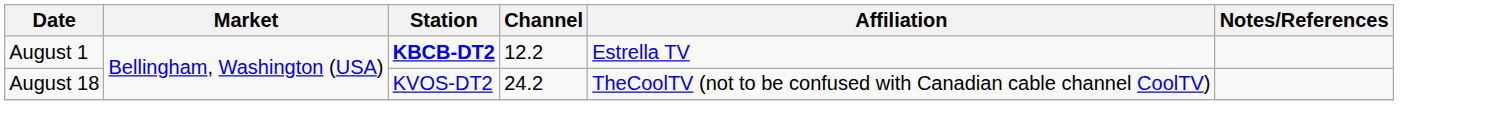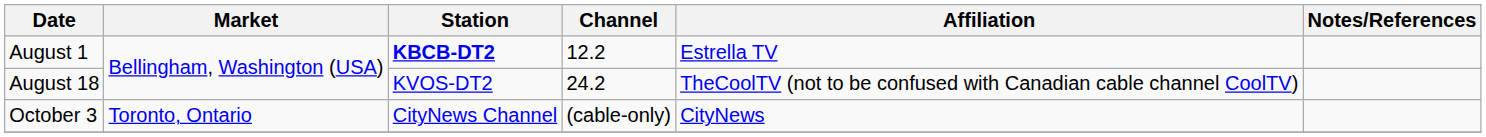+ row: (53, 115)
